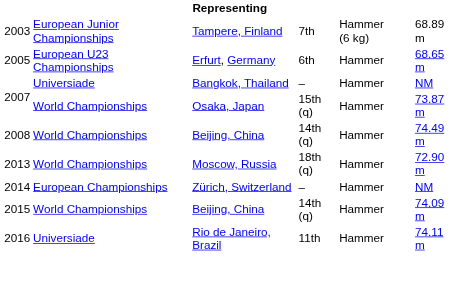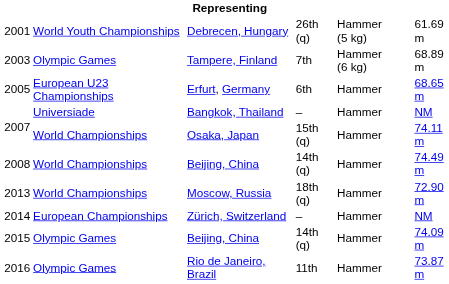+ row: (17, 31)
(76, 31) European Junior Championships -> (75, 60) Olympic Games
(430, 105) 73.87 m -> (429, 135) 74.11 m
(90, 209) World Championships -> (75, 238) Olympic Games
(64, 238) Universiade -> (75, 268) Olympic Games
(429, 238) 74.11 m -> (429, 268) 73.87 m
